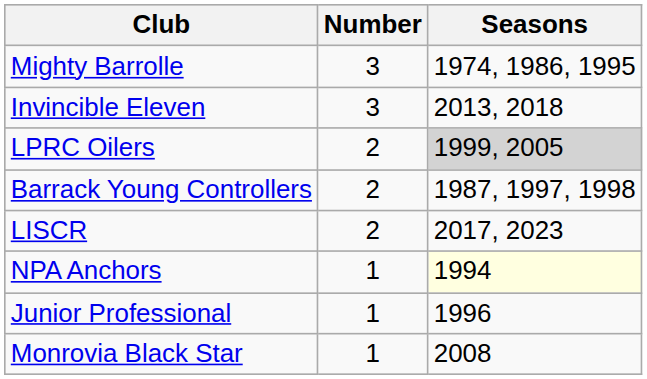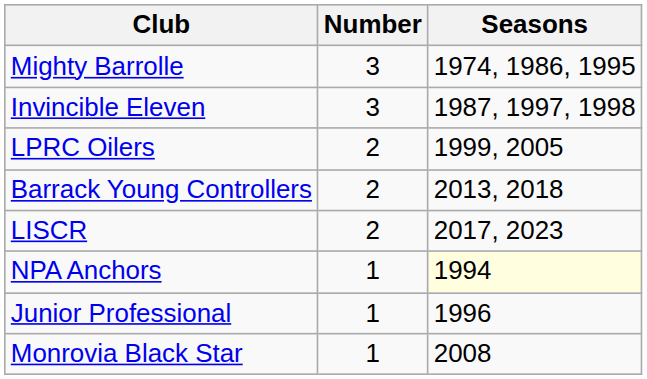(499, 107) 2013, 2018 -> (535, 107) 1987, 1997, 1998
(499, 148) lightgrey background -> (499, 148) no background
(535, 189) 1987, 1997, 1998 -> (499, 189) 2013, 2018
